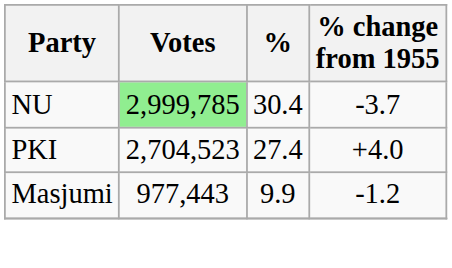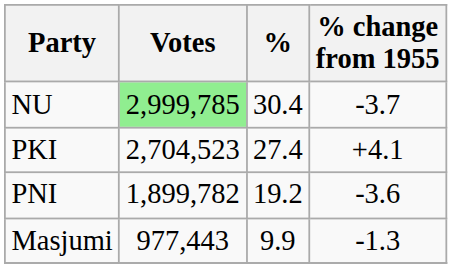(378, 149) +4.0 -> (378, 149) +4.1
+ row: (34, 194)
(378, 194) -1.2 -> (378, 239) -1.3
